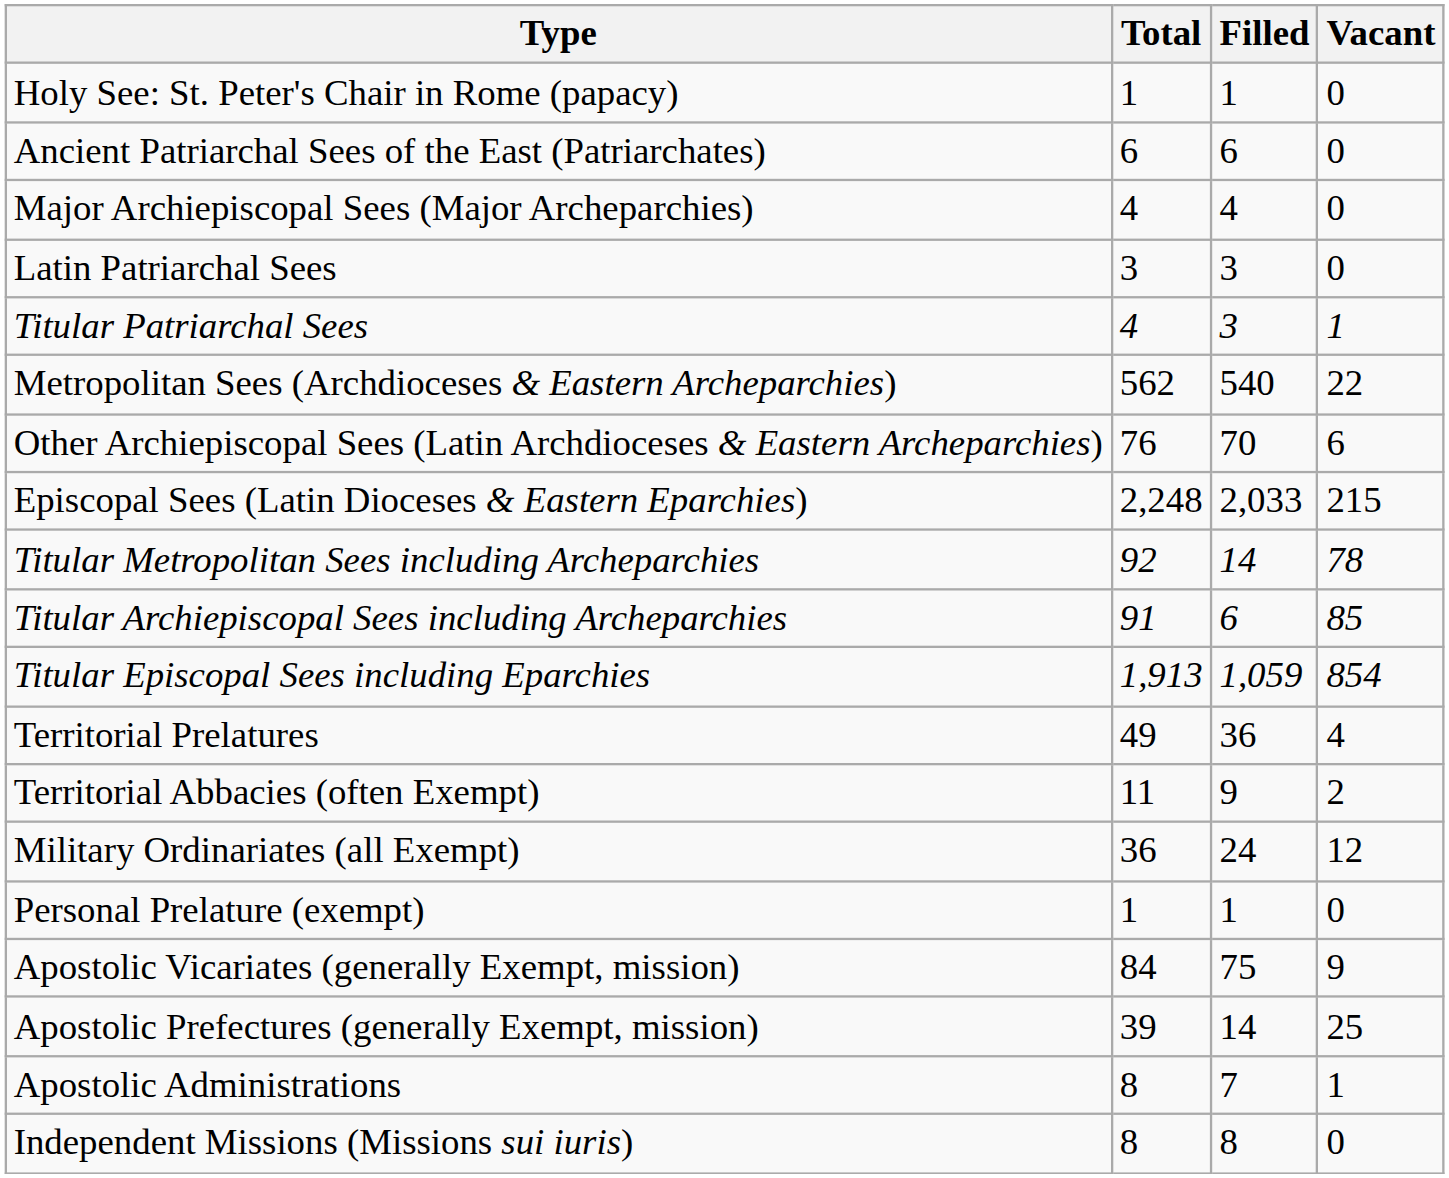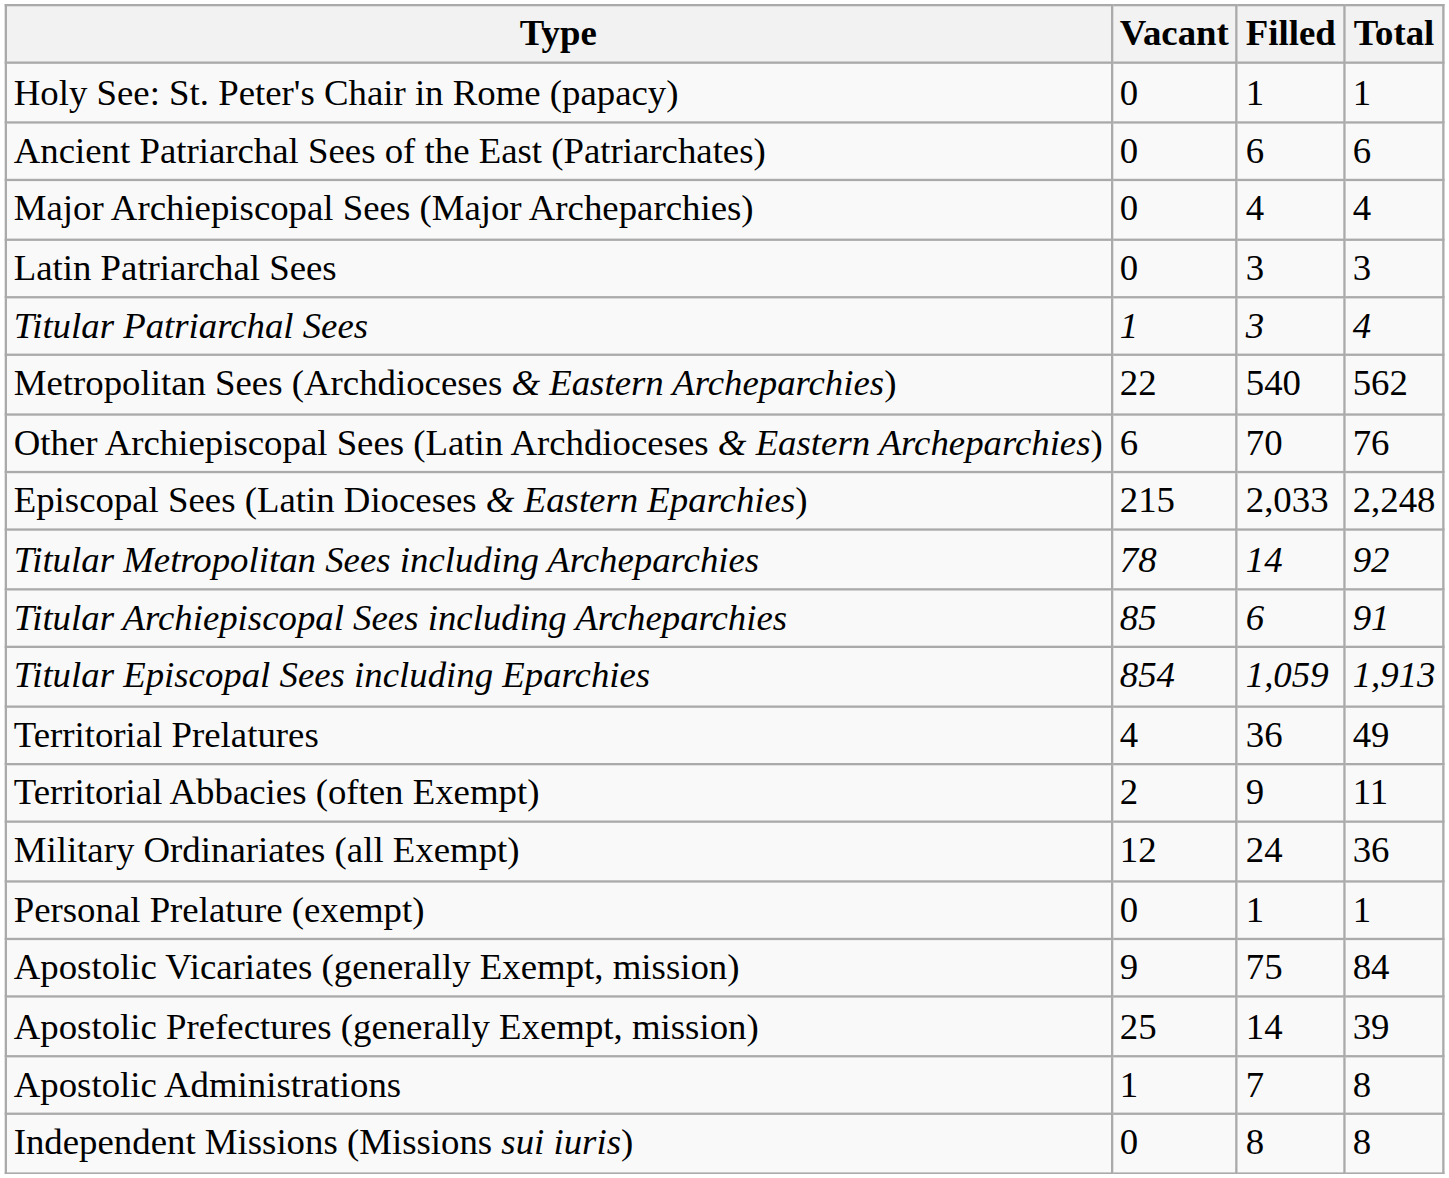columns swapped: (1161, 33) <-> (1381, 33)
